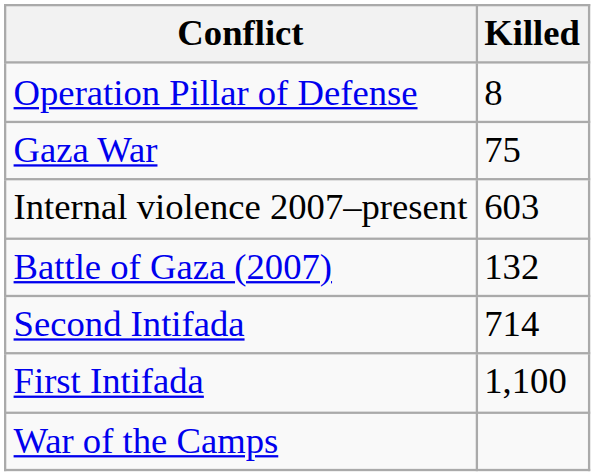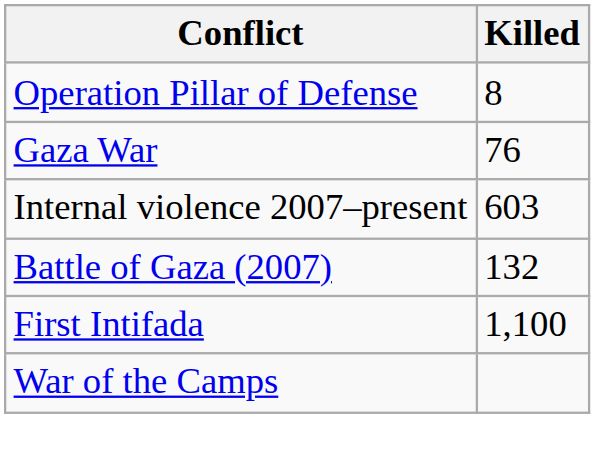(503, 149) 75 -> (503, 149) 76
- row: (129, 324)
